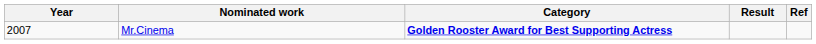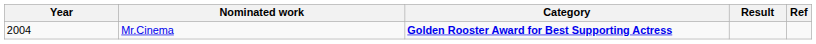(19, 30) 2007 -> (19, 30) 2004
